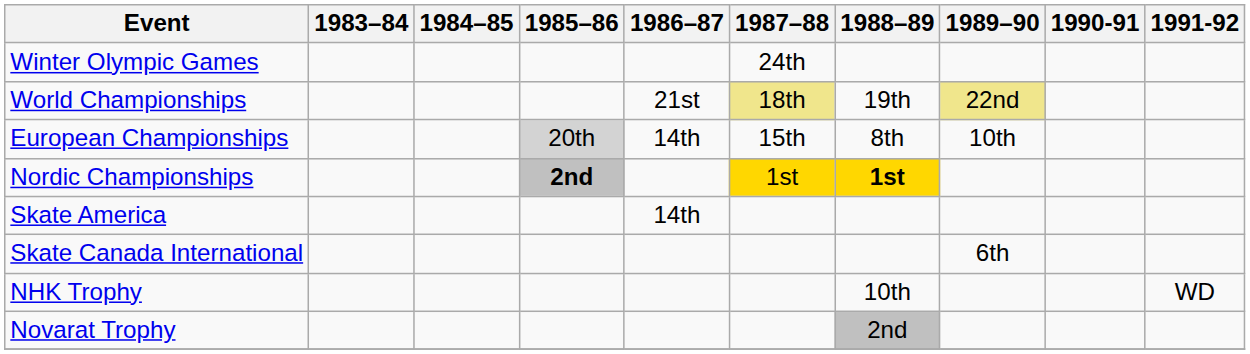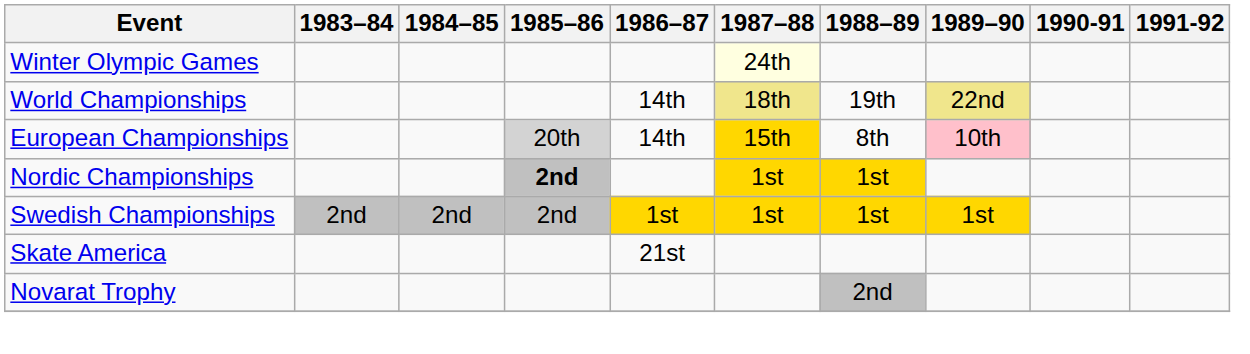(782, 61) no background -> (767, 61) lightyellow background
(677, 100) 21st -> (662, 100) 14th
(782, 138) no background -> (767, 138) gold background
(993, 138) no background -> (978, 138) pink background
(887, 176) bold -> (873, 176) normal
+ row: (143, 215)
(677, 215) 14th -> (662, 253) 21st
- row: (157, 253)
- row: (76, 291)
